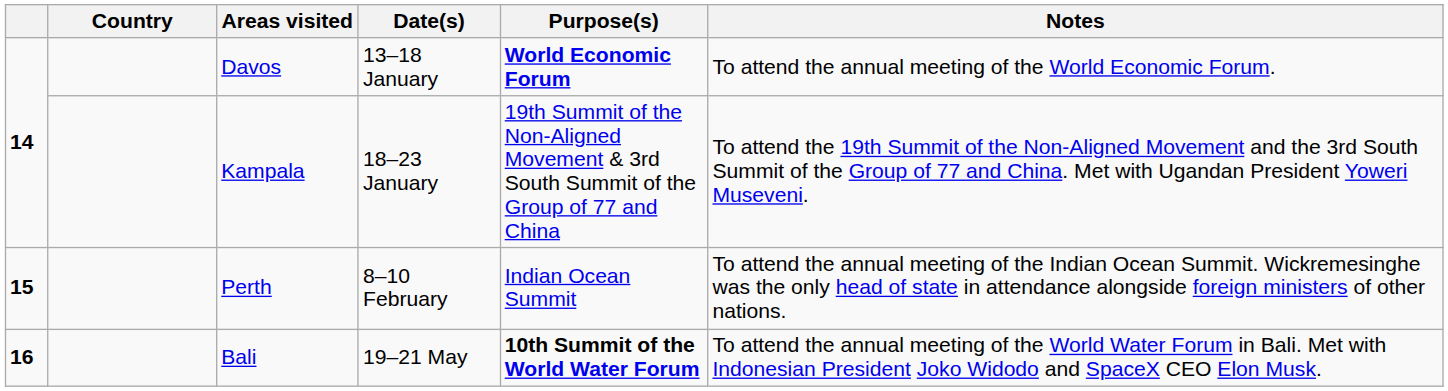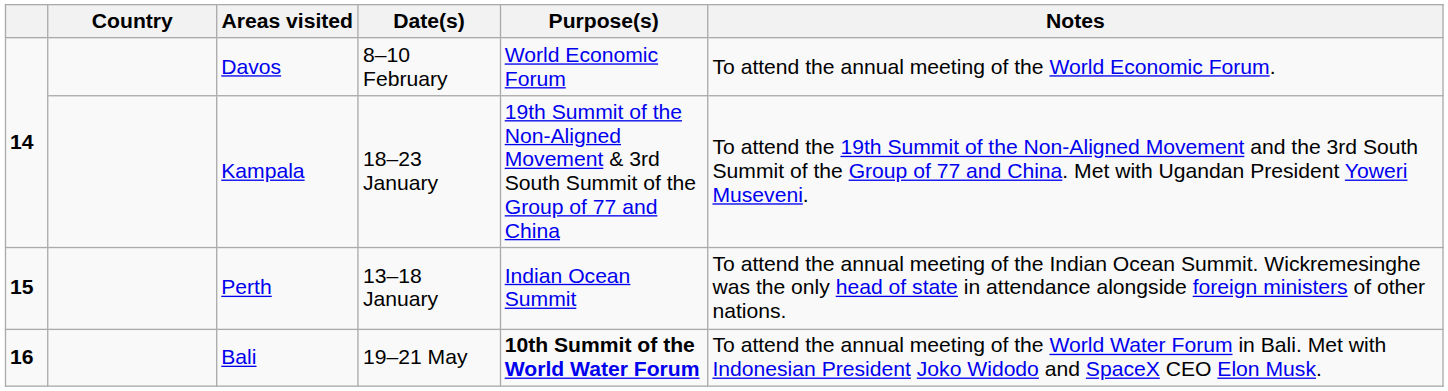(401, 66) 13–18 January -> (405, 66) 8–10 February
(588, 66) bold -> (581, 66) normal
(405, 288) 8–10 February -> (401, 288) 13–18 January
